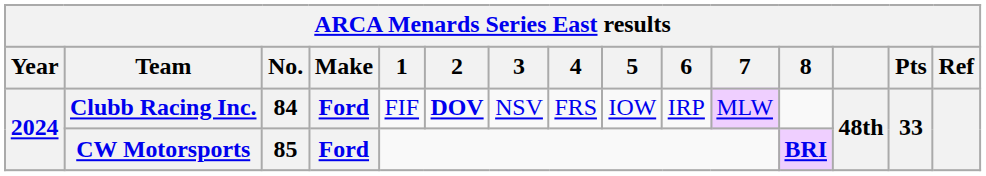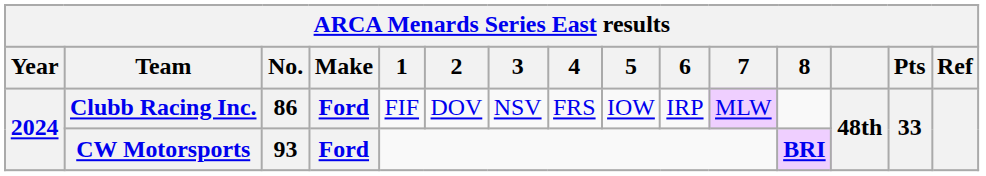(286, 107) 84 -> (286, 107) 86
(457, 107) bold -> (456, 107) normal
(286, 149) 85 -> (286, 149) 93
